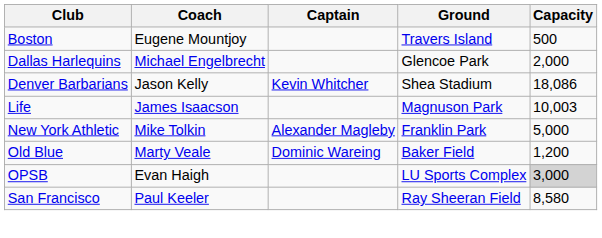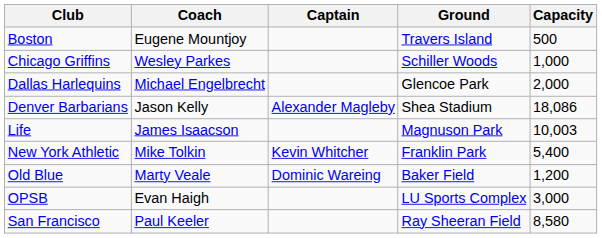+ row: (59, 61)
(320, 84) Kevin Whitcher -> (333, 107) Alexander Magleby
(333, 130) Alexander Magleby -> (320, 152) Kevin Whitcher
(551, 130) 5,000 -> (551, 152) 5,400
(551, 175) lightgrey background -> (551, 198) no background
